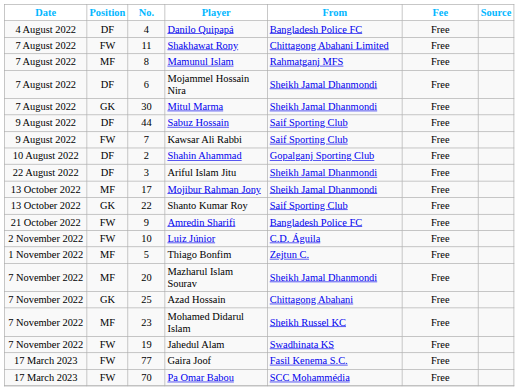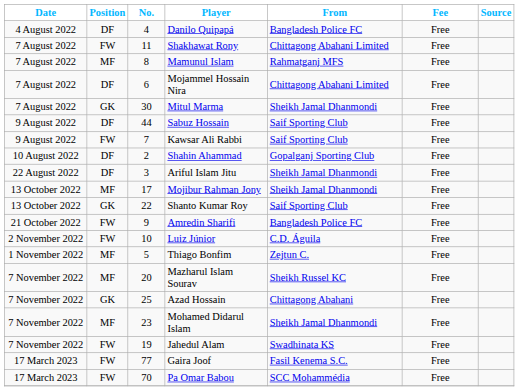(323, 84) Sheikh Jamal Dhanmondi -> (329, 84) Chittagong Abahani Limited
(323, 277) Sheikh Jamal Dhanmondi -> (308, 277) Sheikh Russel KC
(308, 322) Sheikh Russel KC -> (323, 322) Sheikh Jamal Dhanmondi
